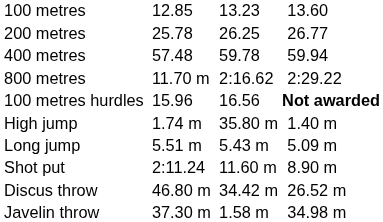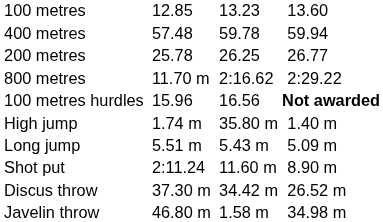rows swapped: (45, 33) <-> (45, 56)
(181, 190) 46.80 m -> (181, 190) 37.30 m
(181, 213) 37.30 m -> (181, 213) 46.80 m
